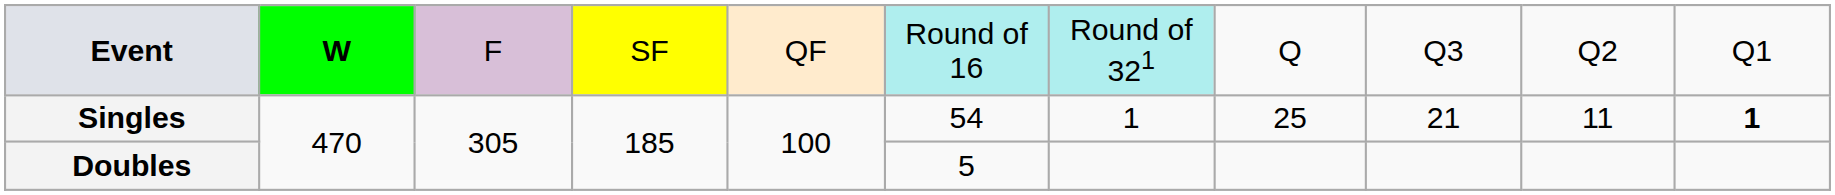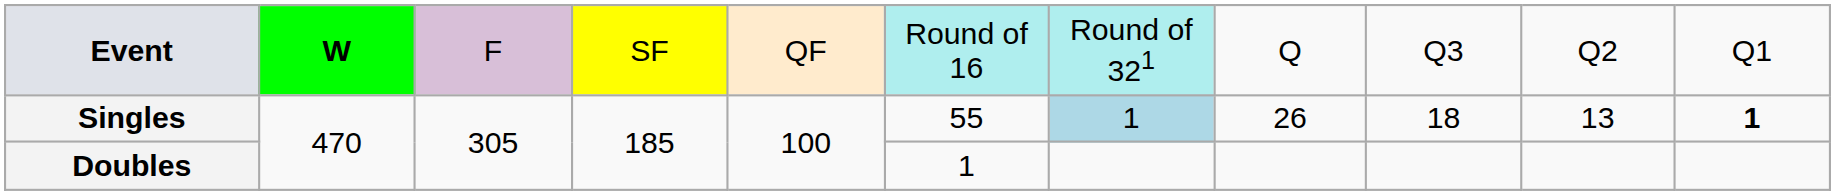(966, 119) 54 -> (966, 119) 55
(1131, 119) no background -> (1131, 119) lightblue background
(1290, 119) 25 -> (1290, 119) 26
(1444, 119) 21 -> (1444, 119) 18
(1598, 119) 11 -> (1598, 119) 13
(966, 166) 5 -> (966, 166) 1
